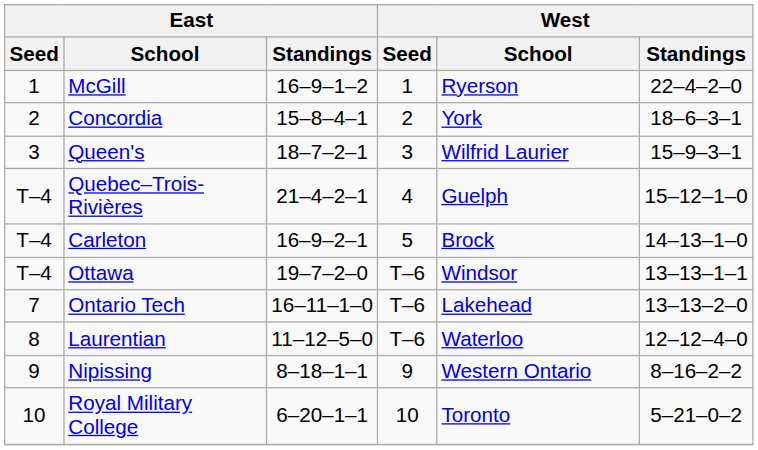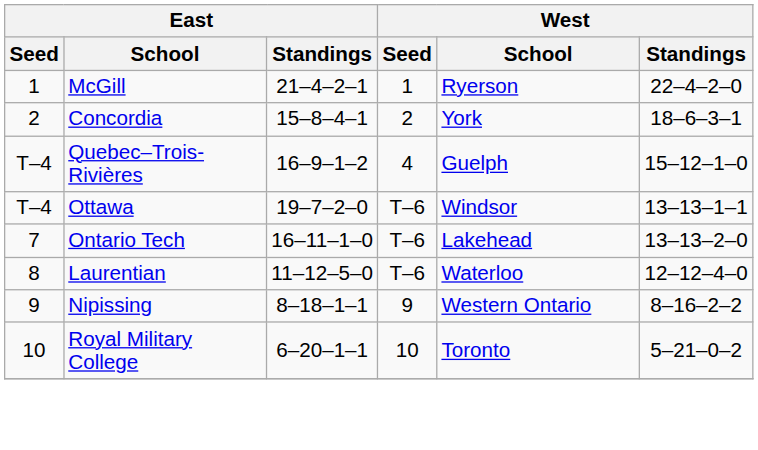(322, 86) 16–9–1–2 -> (322, 86) 21–4–2–1
- row: (106, 151)
(322, 196) 21–4–2–1 -> (322, 163) 16–9–1–2
- row: (107, 240)
